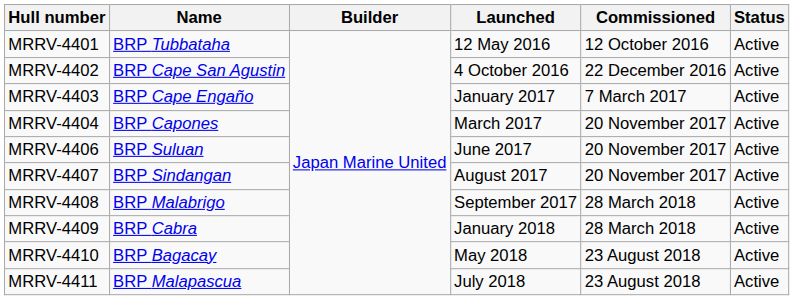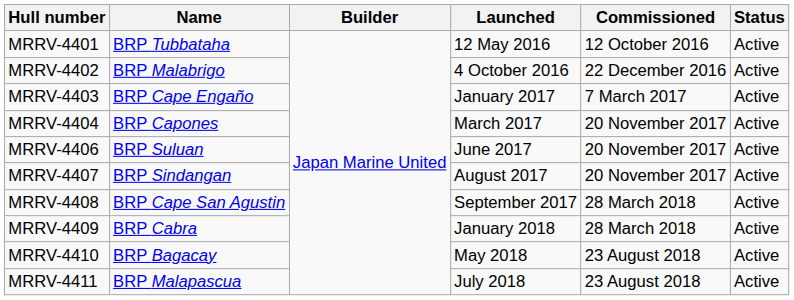(199, 70) BRP Cape San Agustin -> (169, 70) BRP Malabrigo
(169, 202) BRP Malabrigo -> (199, 202) BRP Cape San Agustin
